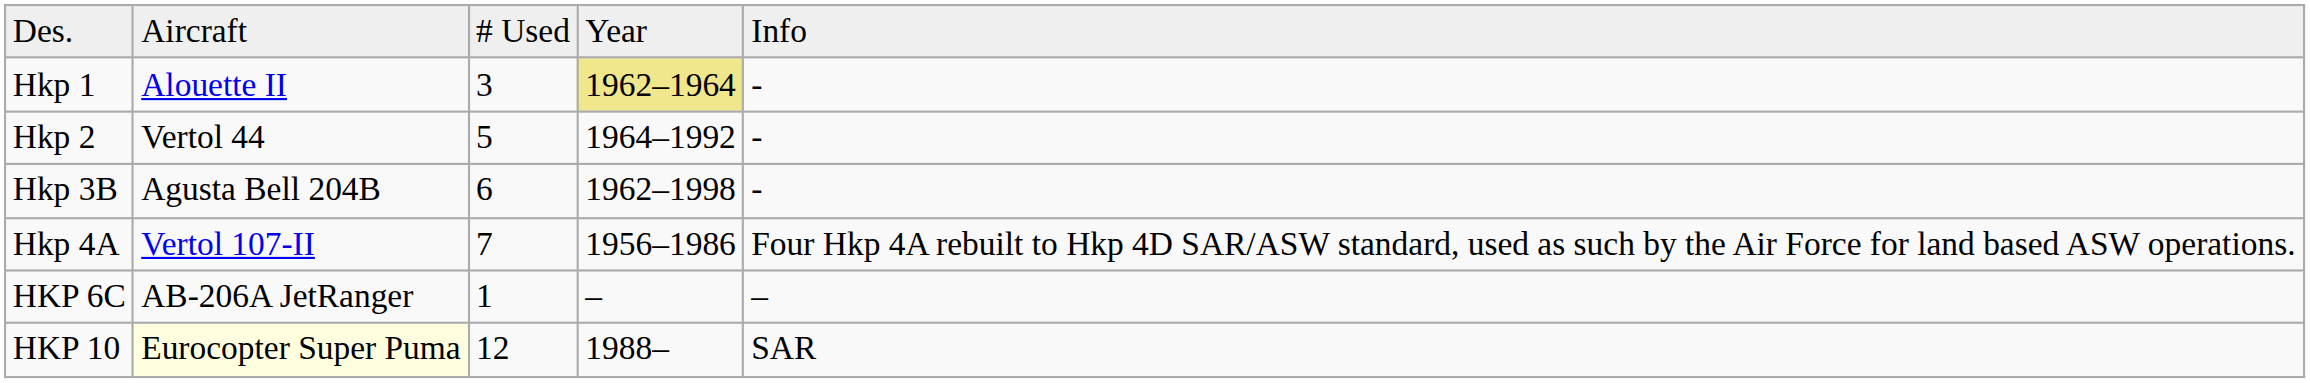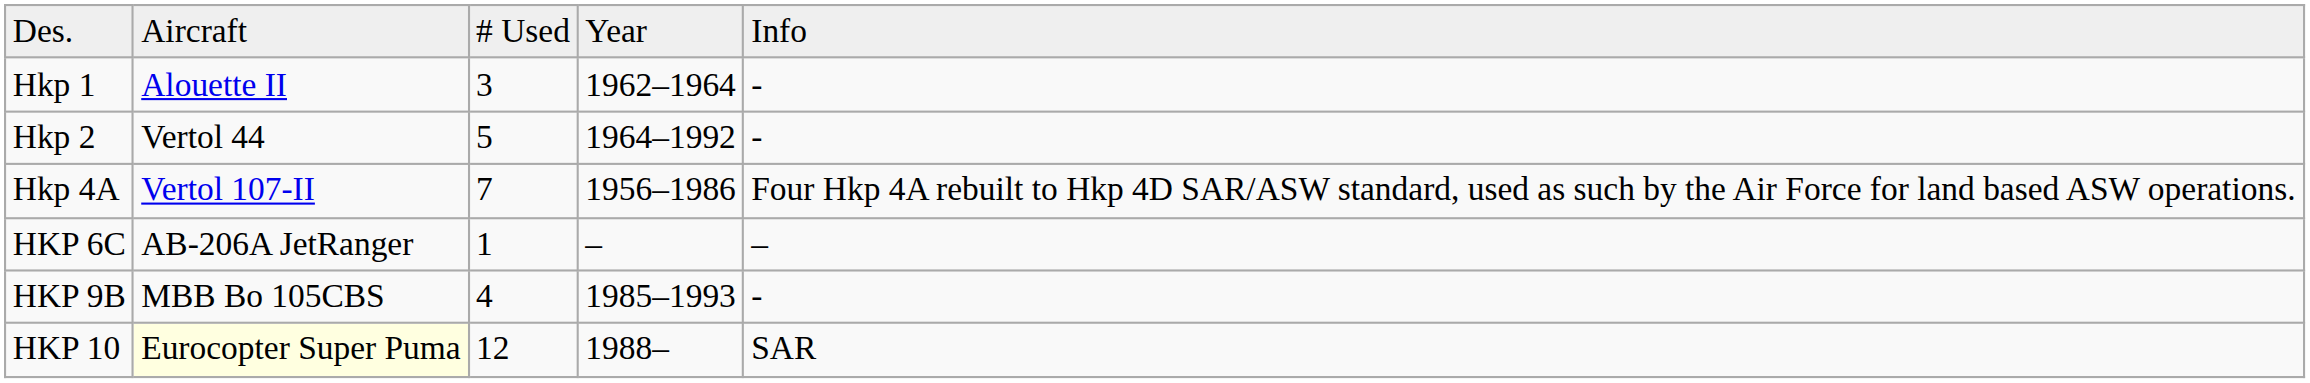(661, 84) khaki background -> (661, 84) no background
- row: (65, 190)
+ row: (69, 296)
